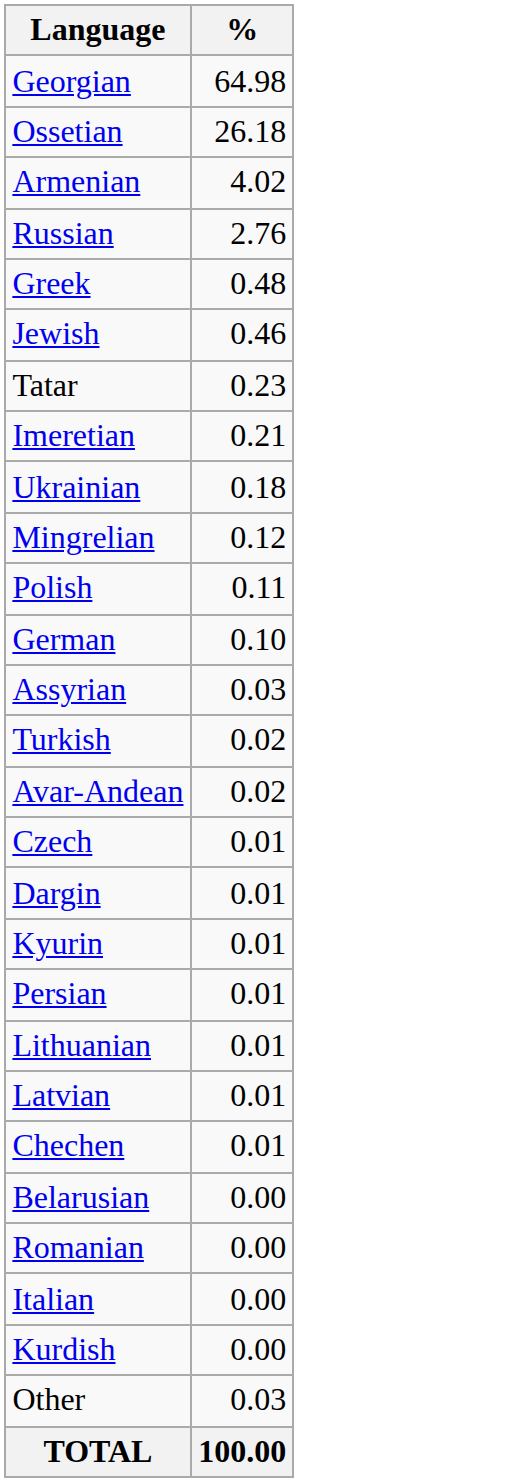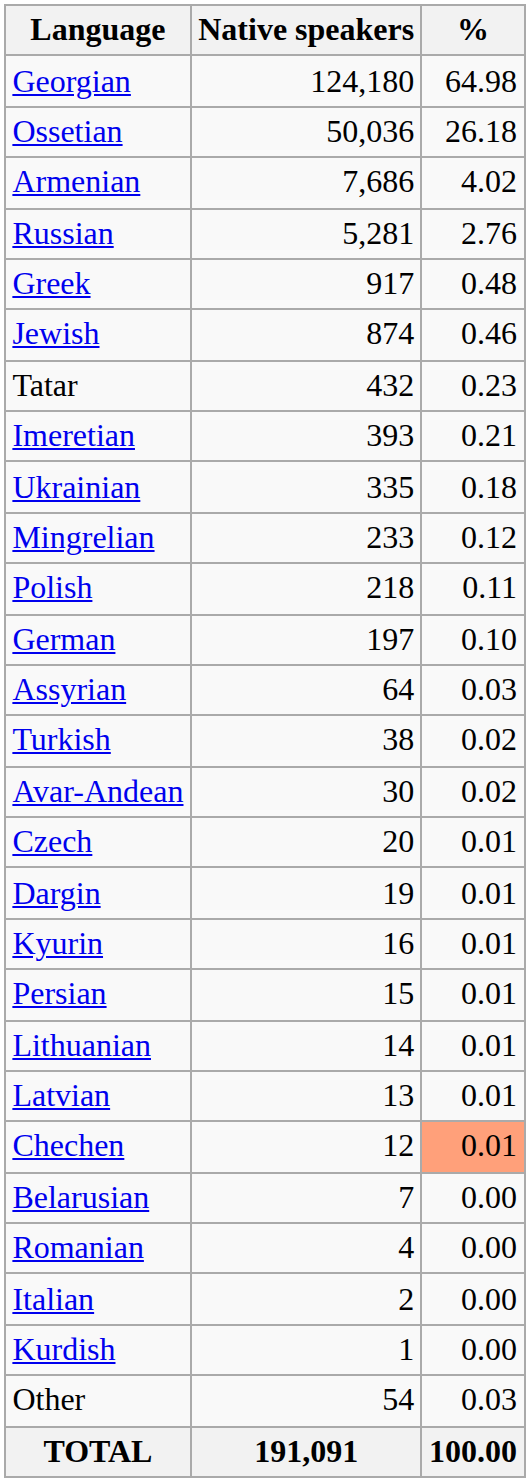+ column: (306, 29)
(258, 1146) no background -> (489, 1146) lightsalmon background
